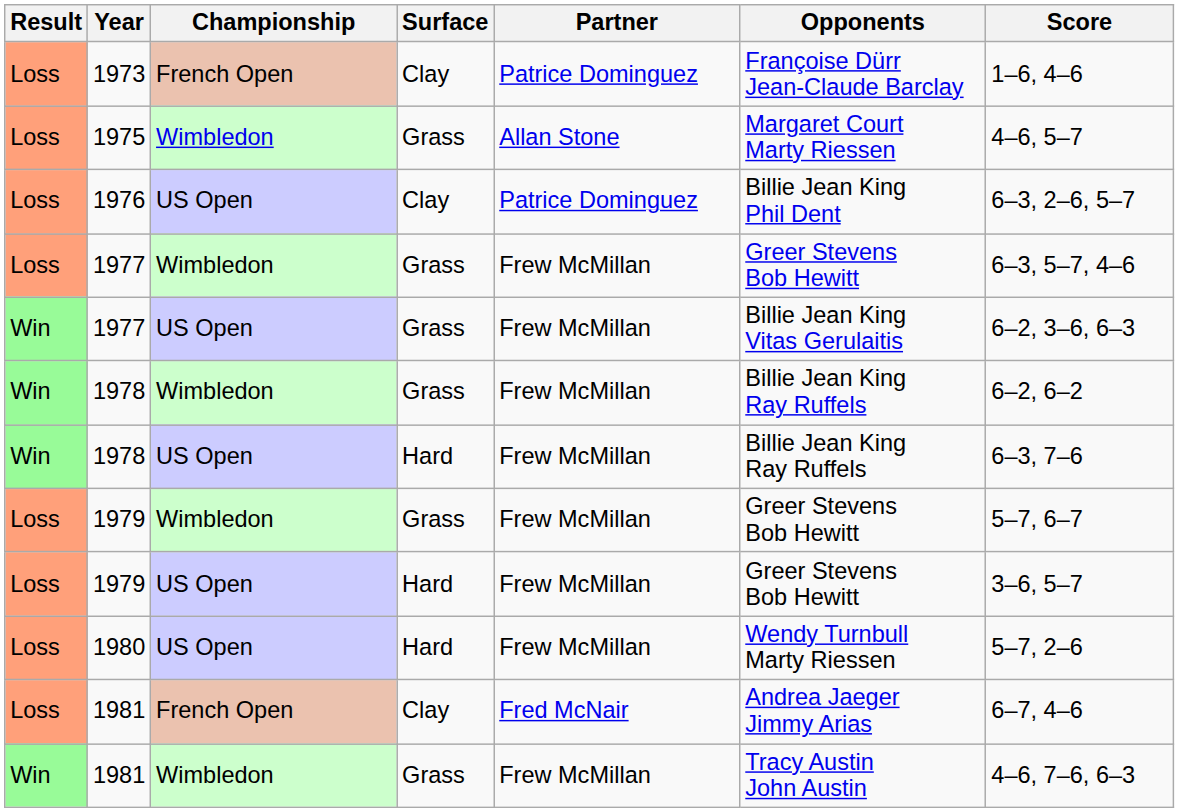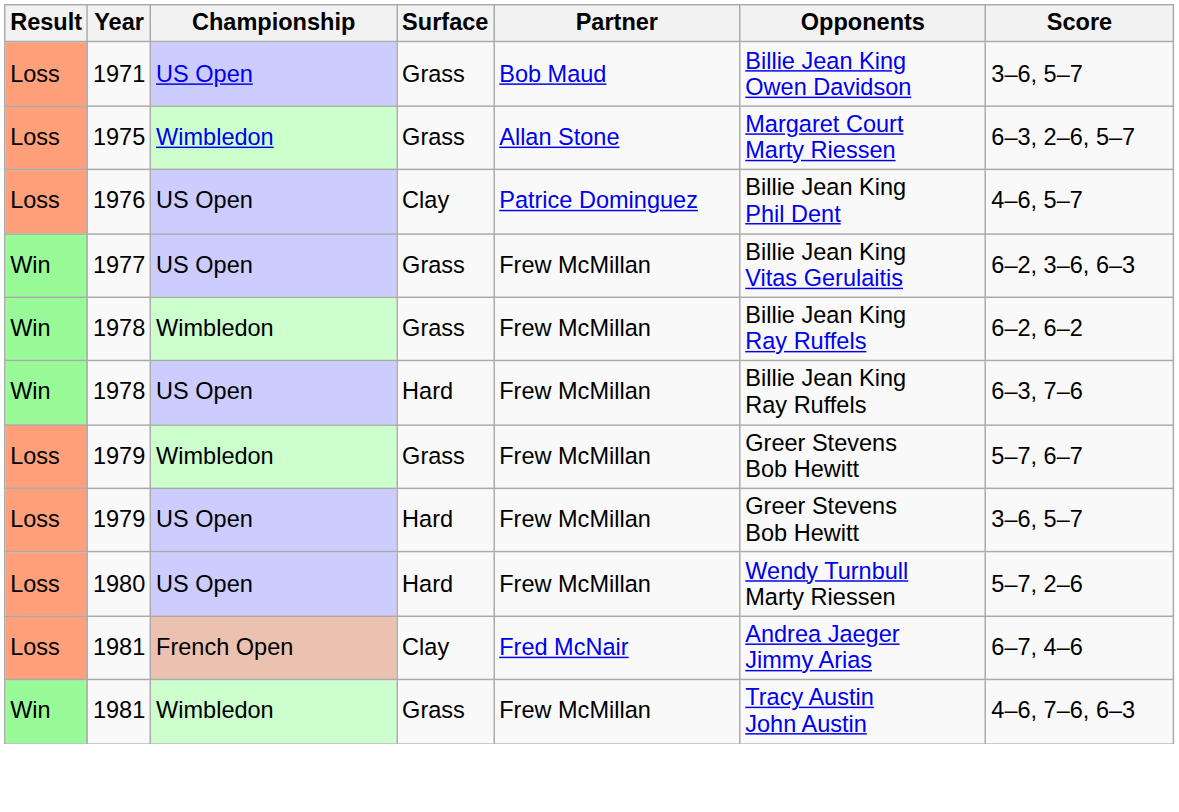+ row: (119, 73)
- row: (119, 73)
(1037, 137) 4–6, 5–7 -> (1063, 137) 6–3, 2–6, 5–7
(1063, 201) 6–3, 2–6, 5–7 -> (1037, 201) 4–6, 5–7
- row: (119, 264)
